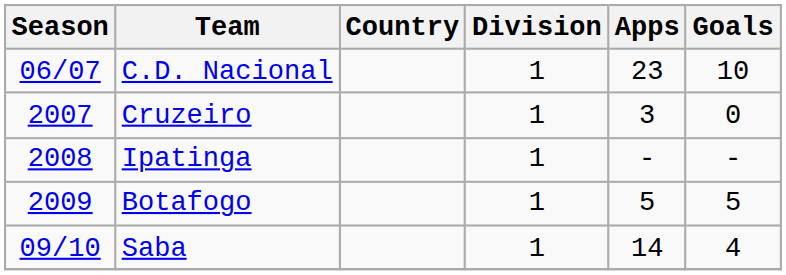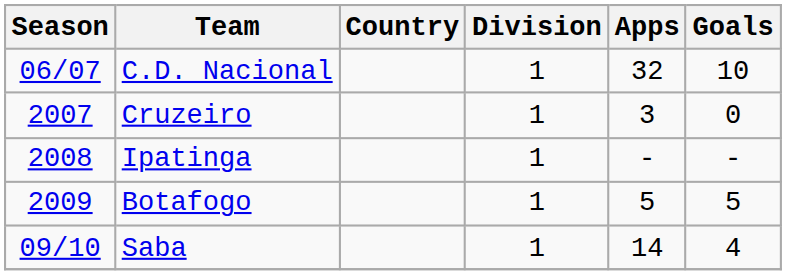(647, 71) 23 -> (647, 71) 32
